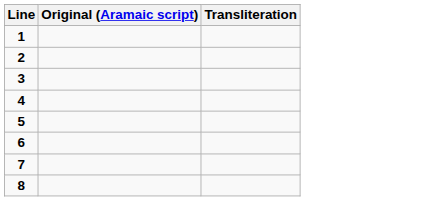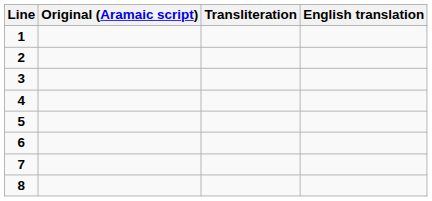+ column: (364, 15)
